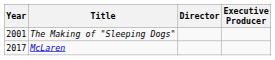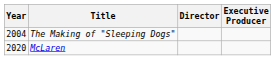(16, 34) 2001 -> (16, 34) 2004
(16, 48) 2017 -> (16, 48) 2020
